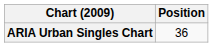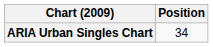(182, 32) 36 -> (182, 32) 34
